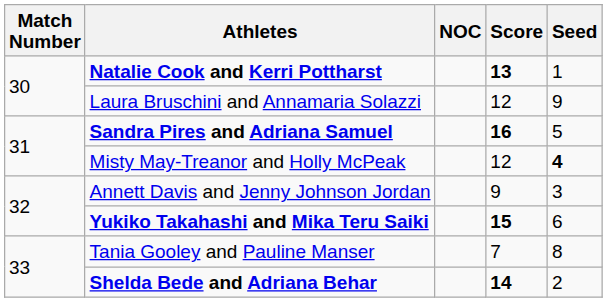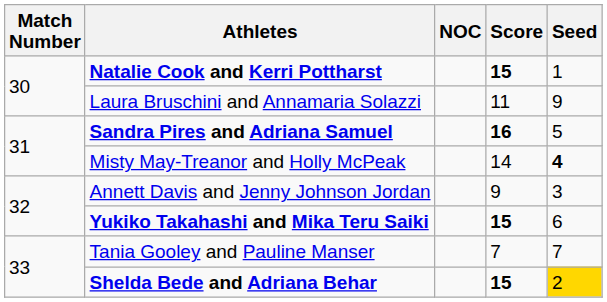(501, 71) 13 -> (501, 71) 15
(501, 101) 12 -> (500, 101) 11
(501, 161) 12 -> (501, 161) 14
(557, 252) 8 -> (557, 252) 7
(501, 282) 14 -> (501, 282) 15
(557, 282) no background -> (557, 282) gold background
